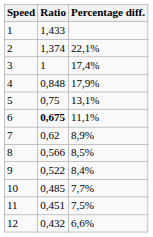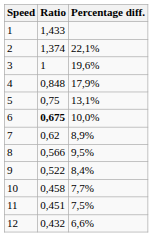(85, 65) 17,4% -> (85, 65) 19,6%
(85, 118) 11,1% -> (85, 118) 10,0%
(83, 153) 8,5% -> (83, 153) 9,5%
(53, 188) 0,485 -> (53, 188) 0,458
